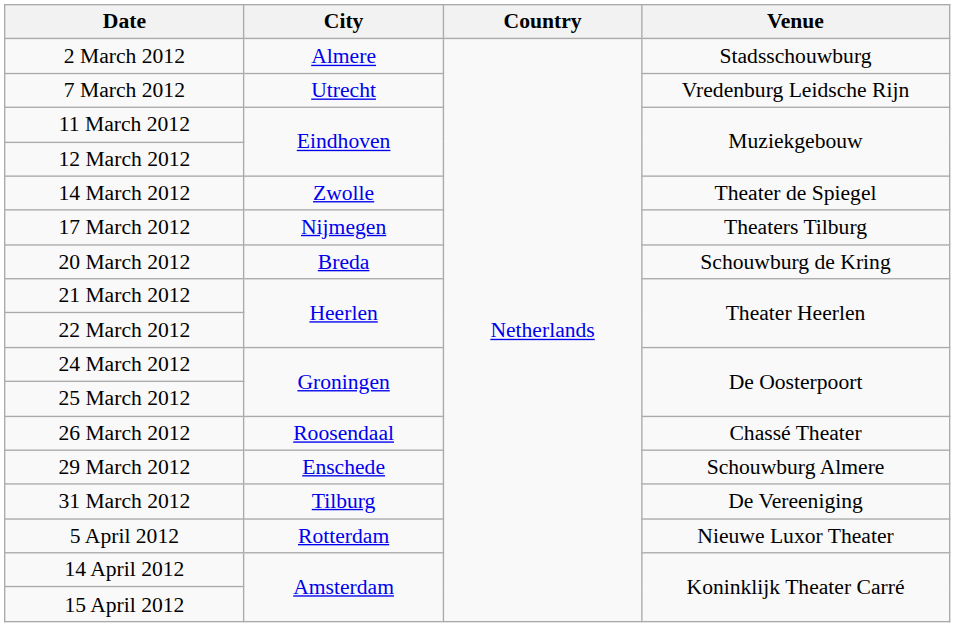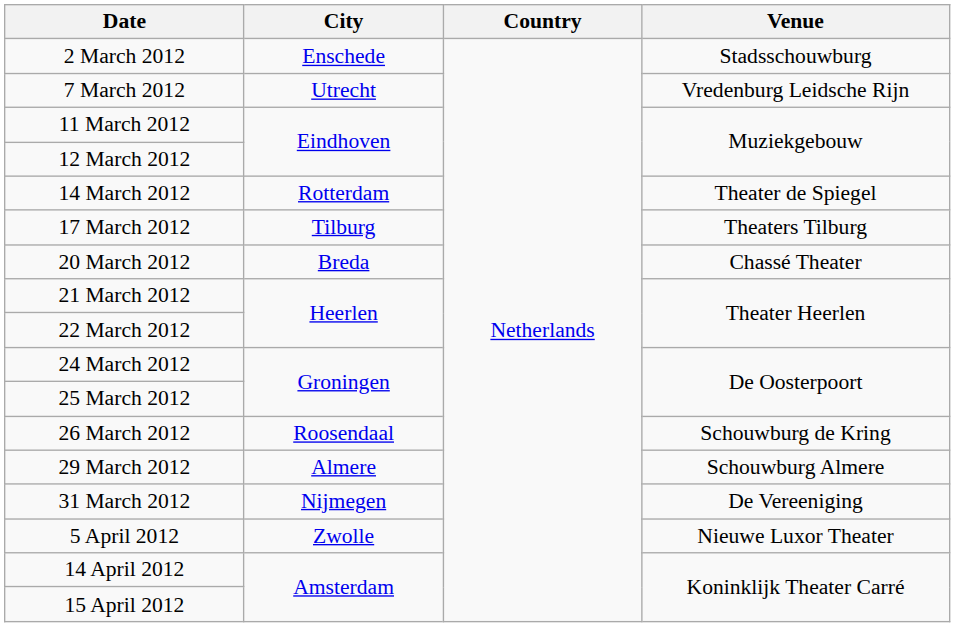(344, 55) Almere -> (344, 55) Enschede
(344, 192) Zwolle -> (344, 192) Rotterdam
(344, 227) Nijmegen -> (344, 227) Tilburg
(796, 261) Schouwburg de Kring -> (796, 261) Chassé Theater
(796, 432) Chassé Theater -> (796, 432) Schouwburg de Kring
(344, 466) Enschede -> (344, 466) Almere
(344, 501) Tilburg -> (344, 501) Nijmegen
(344, 535) Rotterdam -> (344, 535) Zwolle
